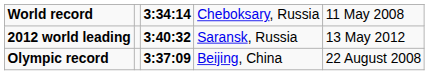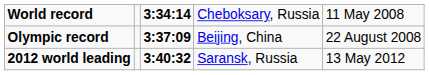rows swapped: (58, 59) <-> (69, 37)
